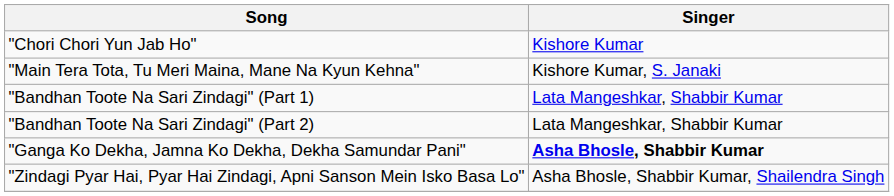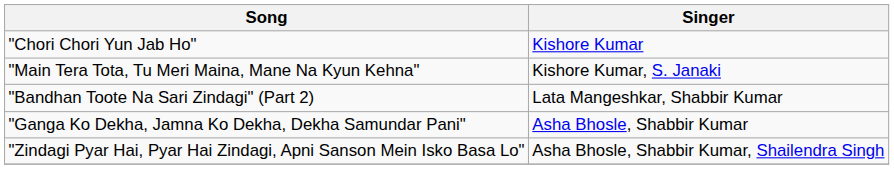- row: (161, 97)
(648, 151) bold -> (640, 124) normal
